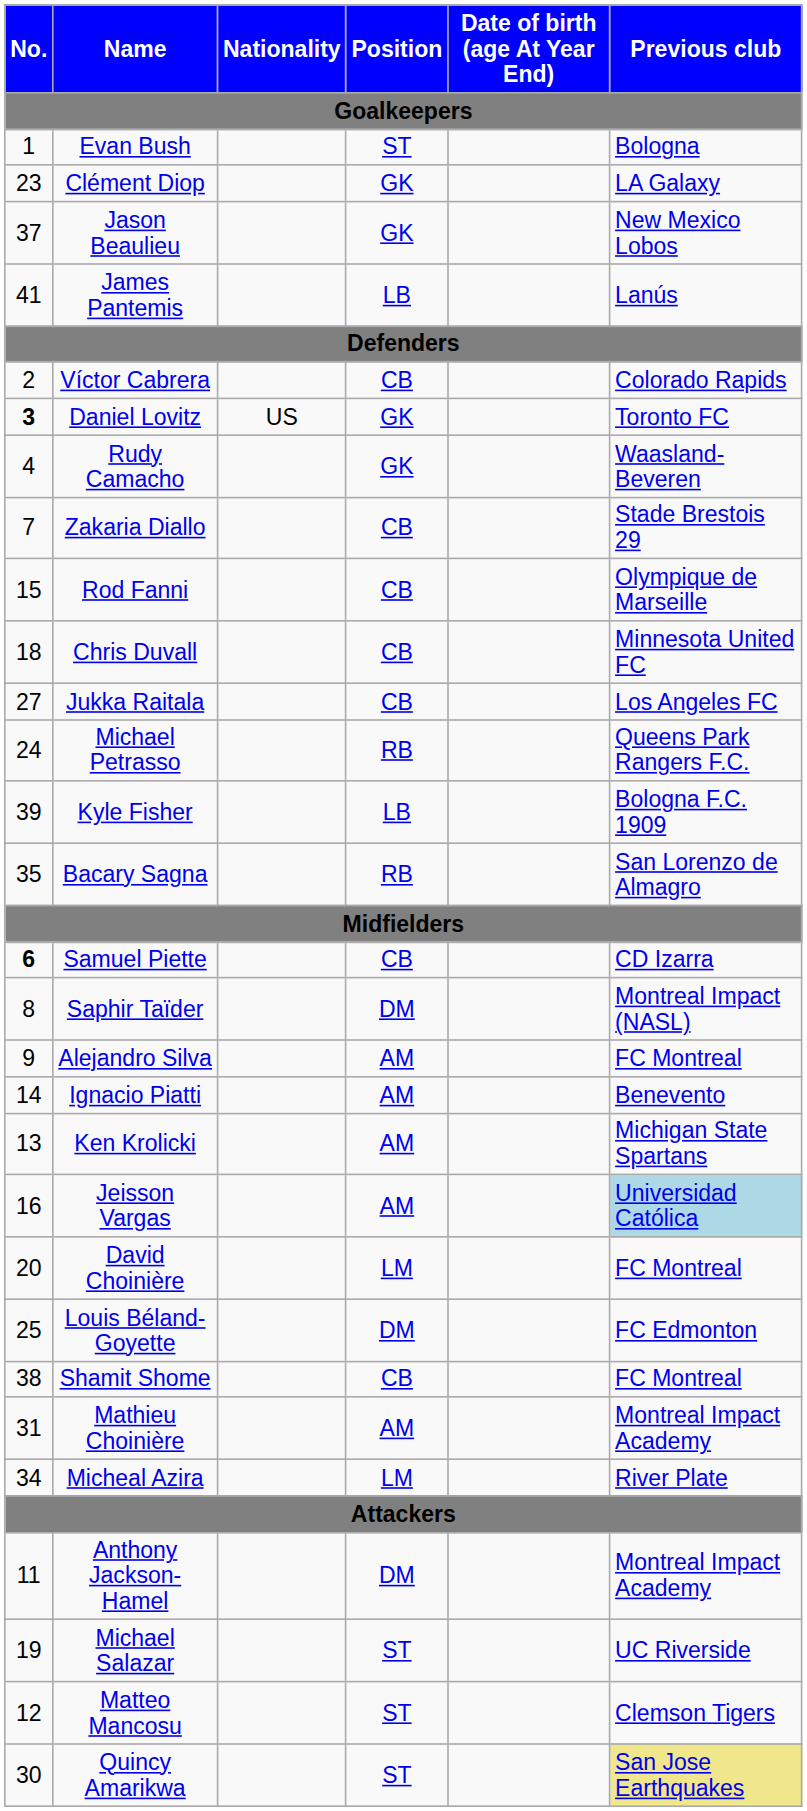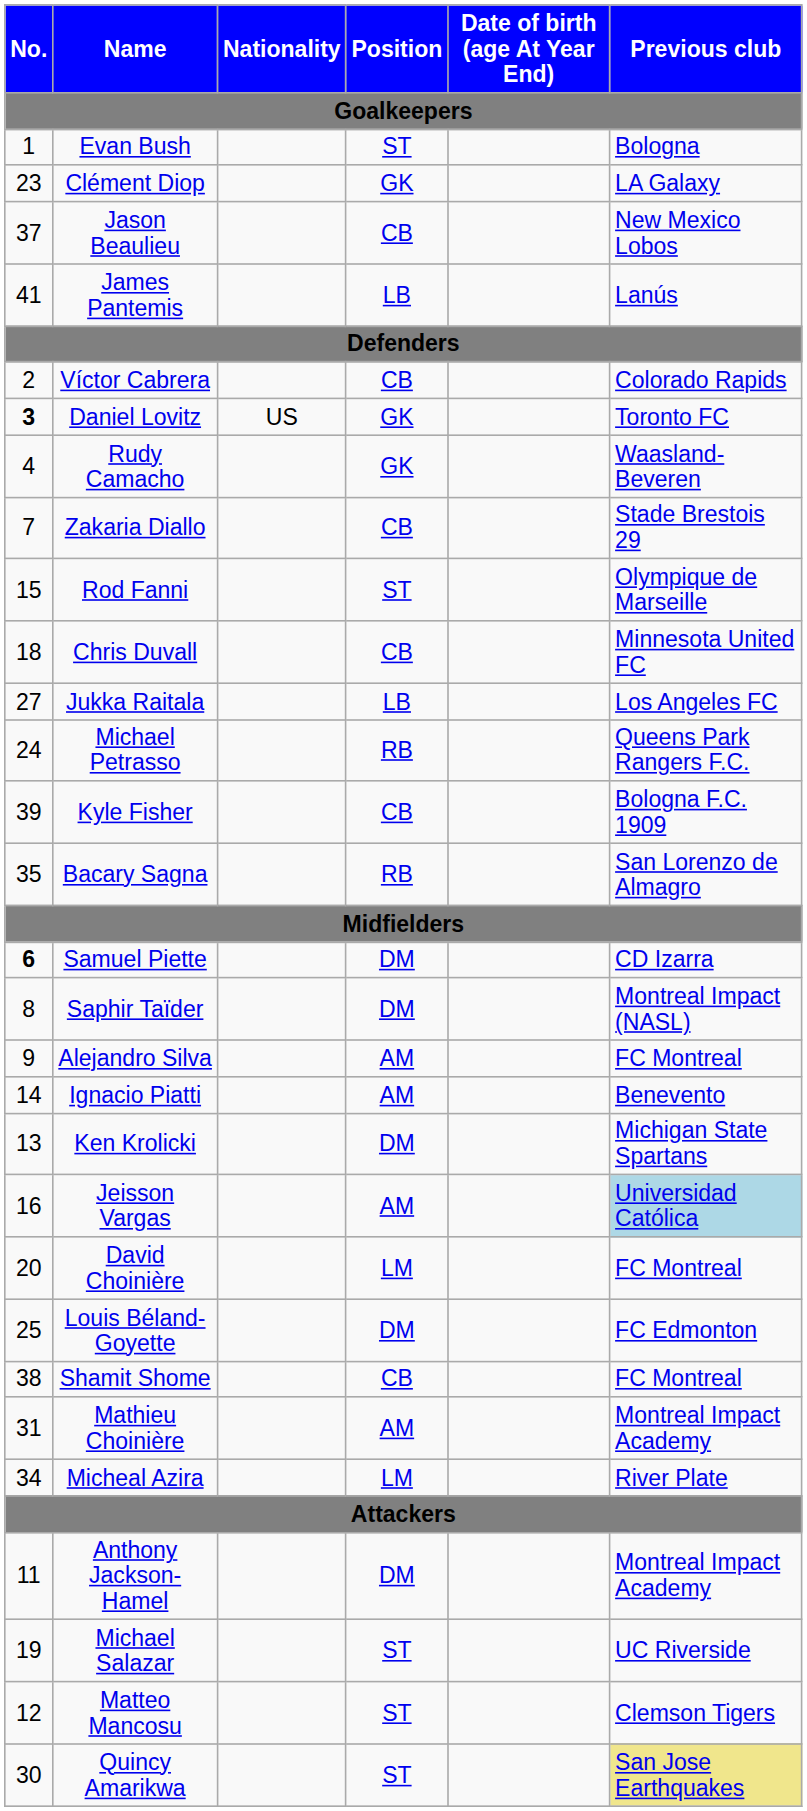(397, 233) GK -> (397, 233) CB
(397, 590) CB -> (397, 590) ST
(397, 701) CB -> (397, 701) LB
(397, 813) LB -> (397, 813) CB
(397, 960) CB -> (397, 960) DM
(397, 1144) AM -> (397, 1144) DM
